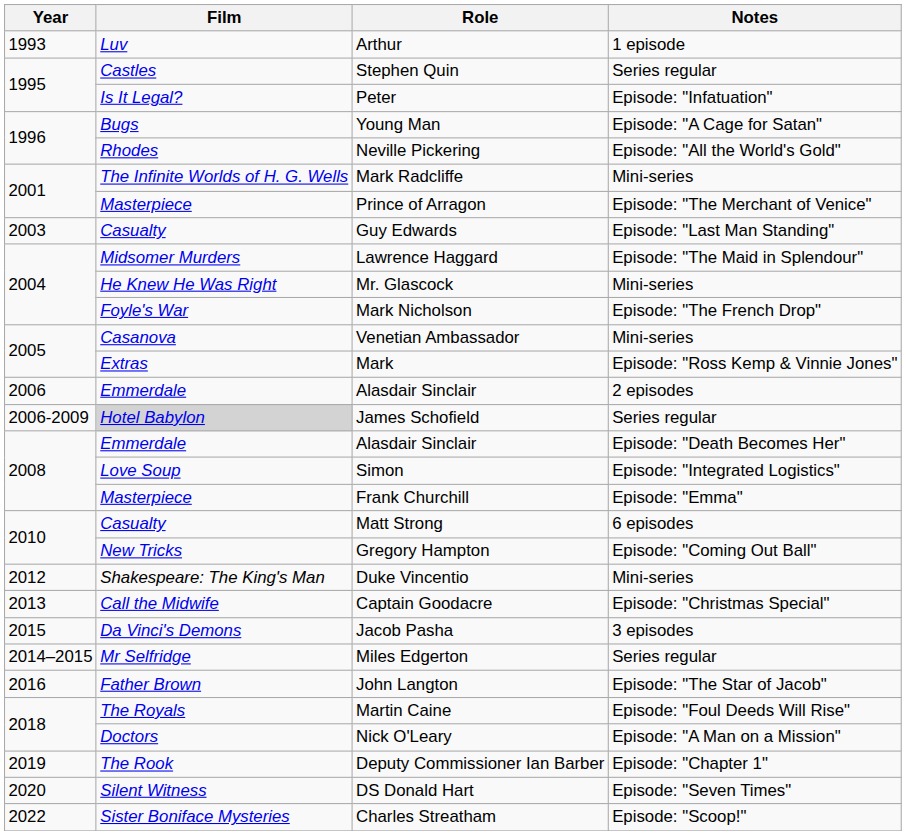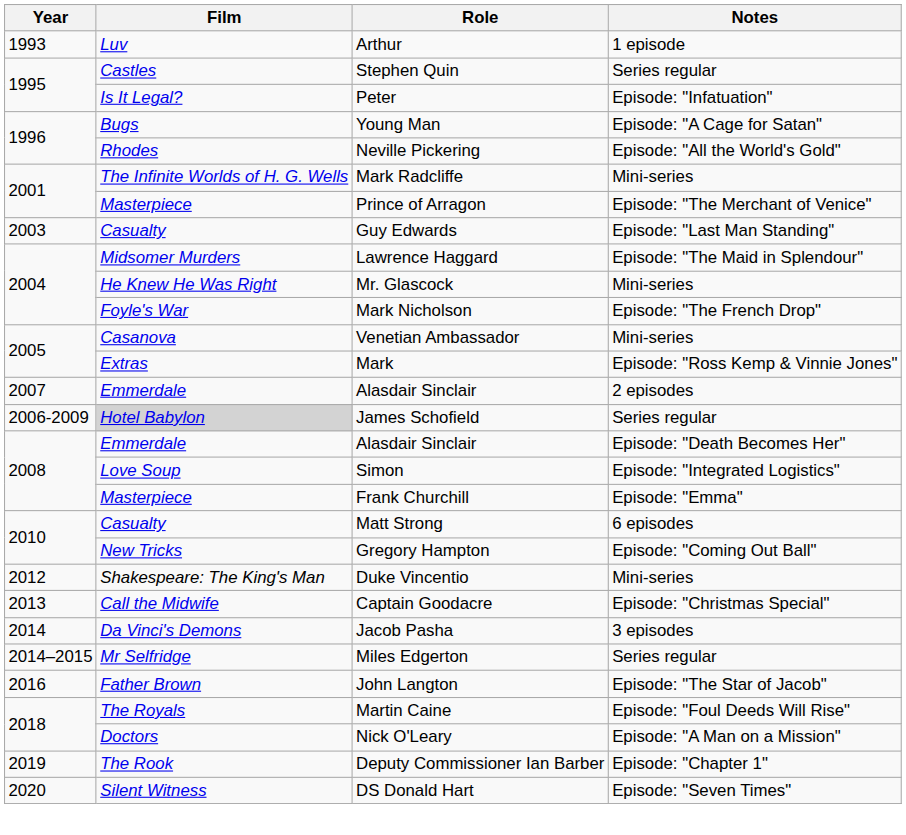(27, 390) 2006 -> (27, 390) 2007
(27, 630) 2015 -> (27, 630) 2014
- row: (426, 817)
